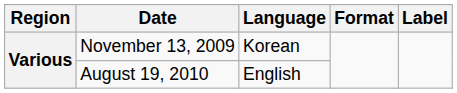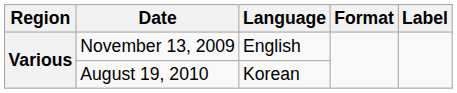(271, 46) Korean -> (272, 46) English
(272, 74) English -> (271, 74) Korean
